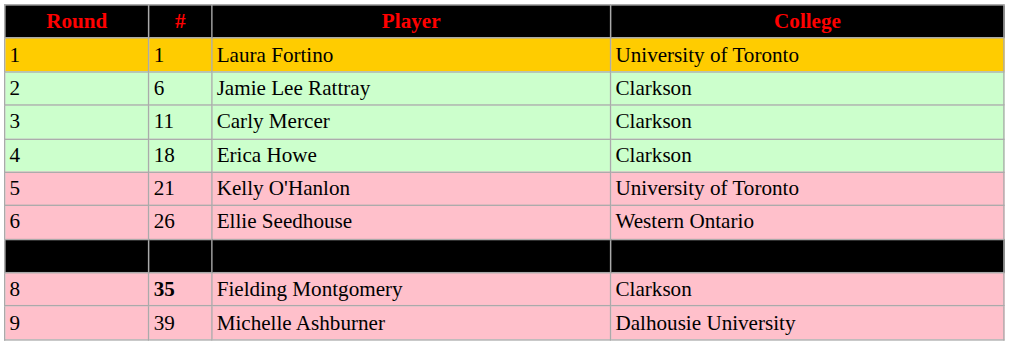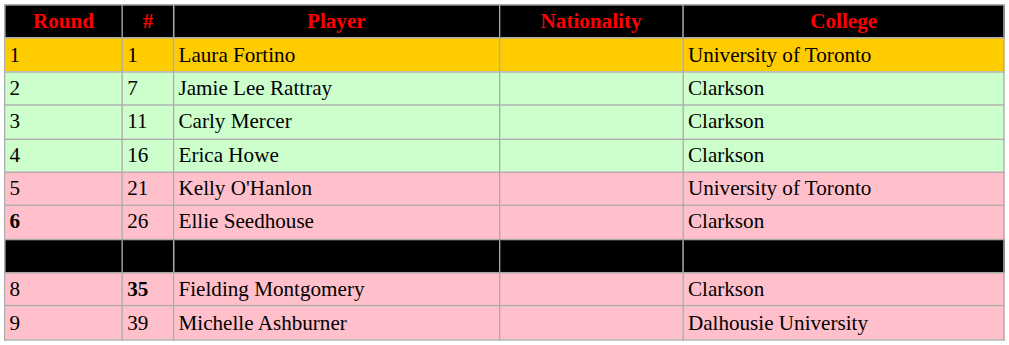+ column: (591, 21)
(159, 88) 6 -> (132, 88) 7
(164, 155) 18 -> (138, 155) 16
(15, 222) normal -> (15, 222) bold
(685, 222) Western Ontario -> (726, 222) Clarkson
(164, 255) 31 -> (138, 255) 34
